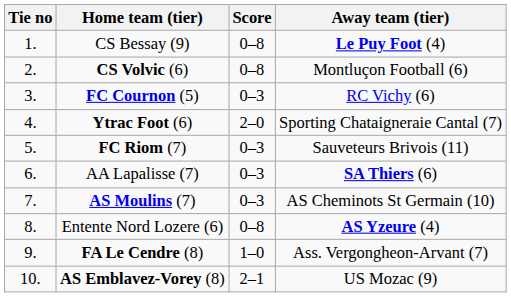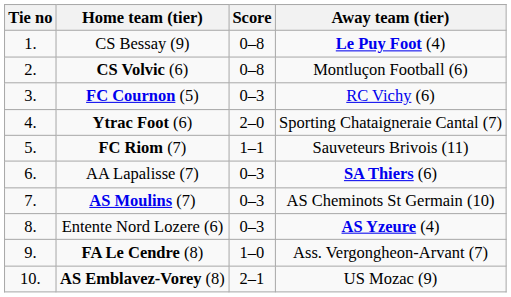(252, 148) 0–3 -> (252, 148) 1–1
(252, 226) 0–8 -> (252, 226) 0–3
